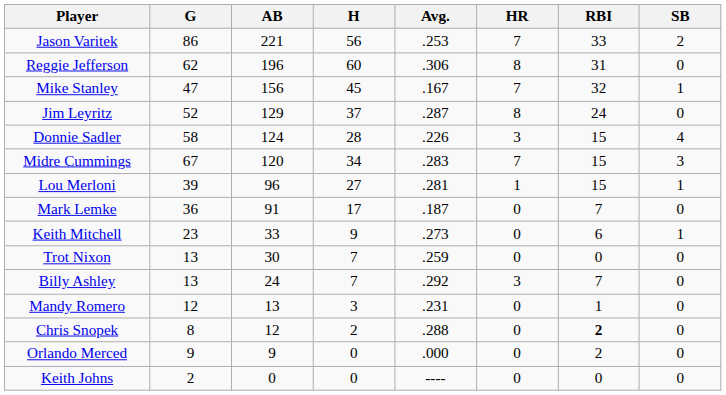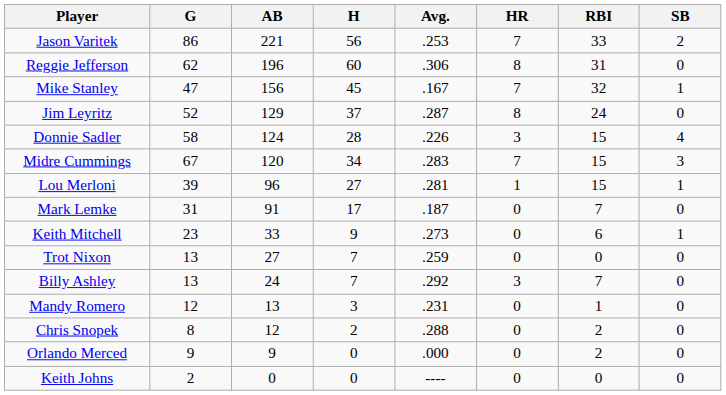(190, 209) 36 -> (190, 209) 31
(272, 257) 30 -> (272, 257) 27
(599, 329) bold -> (599, 329) normal
